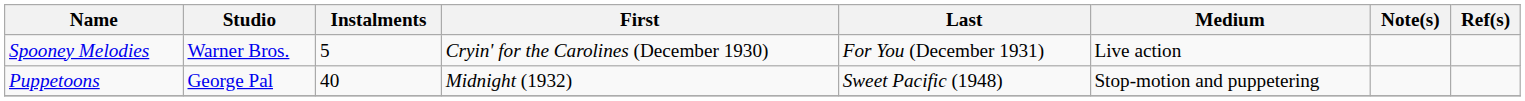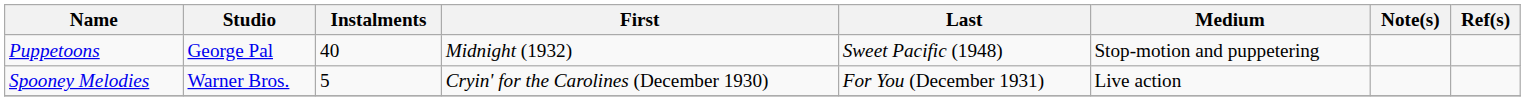rows swapped: (79, 50) <-> (54, 80)
